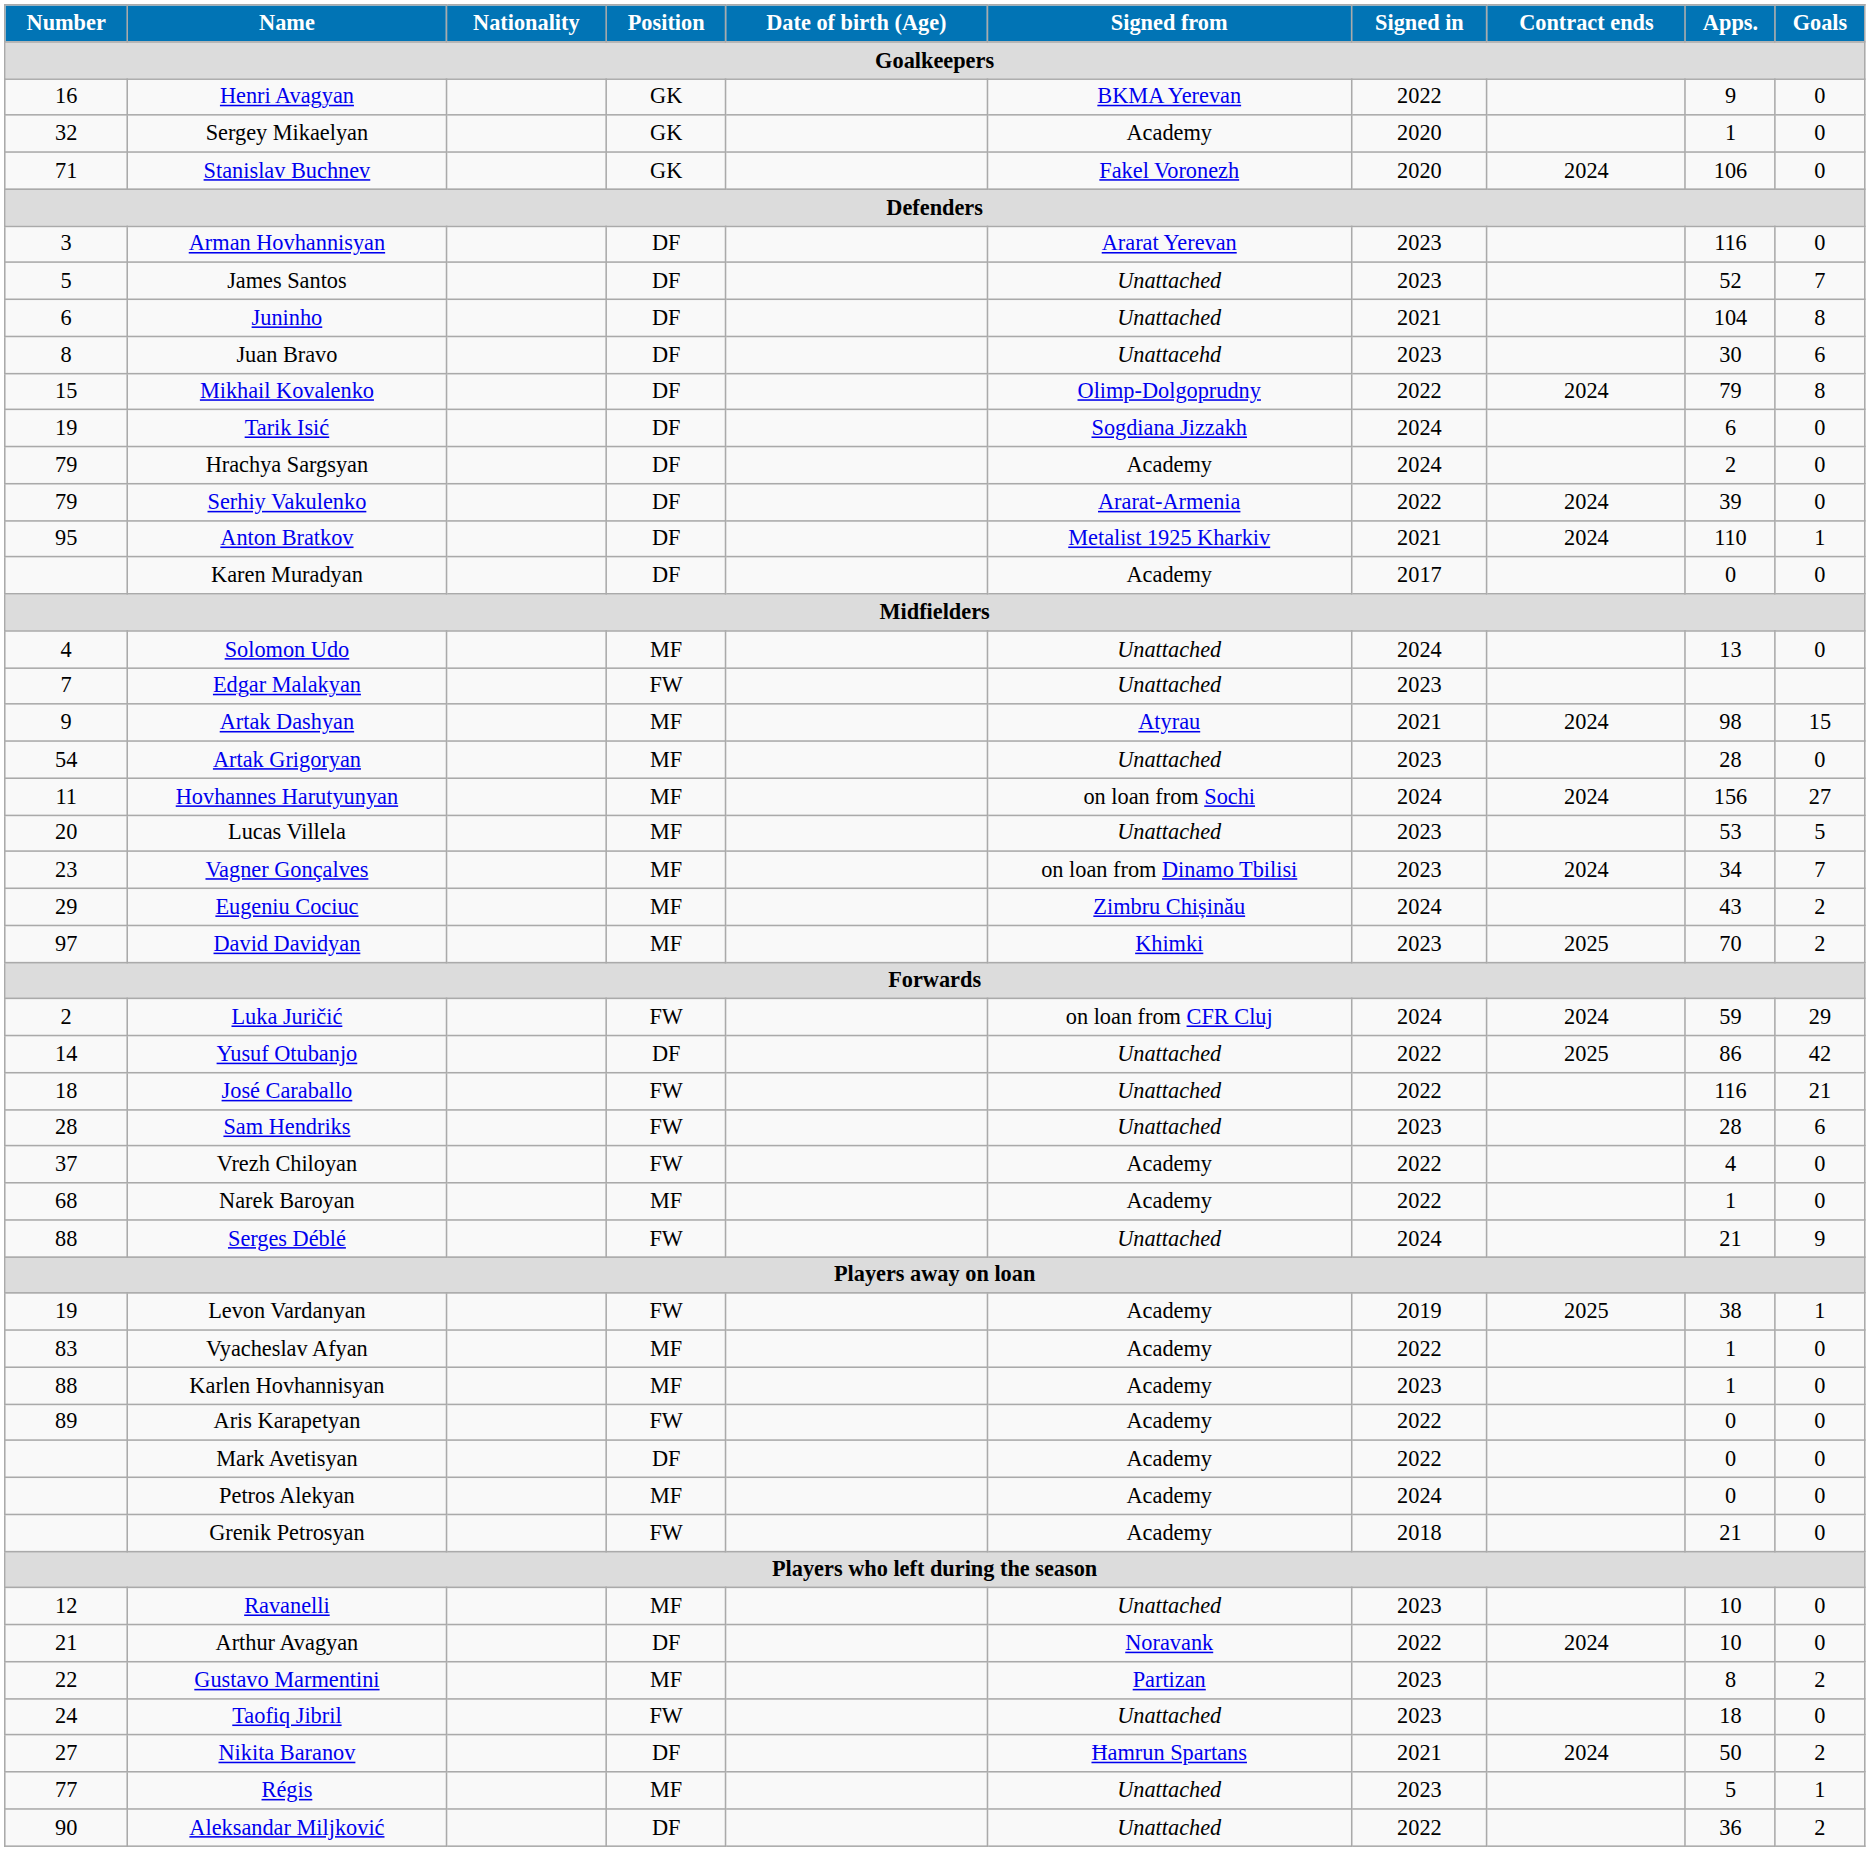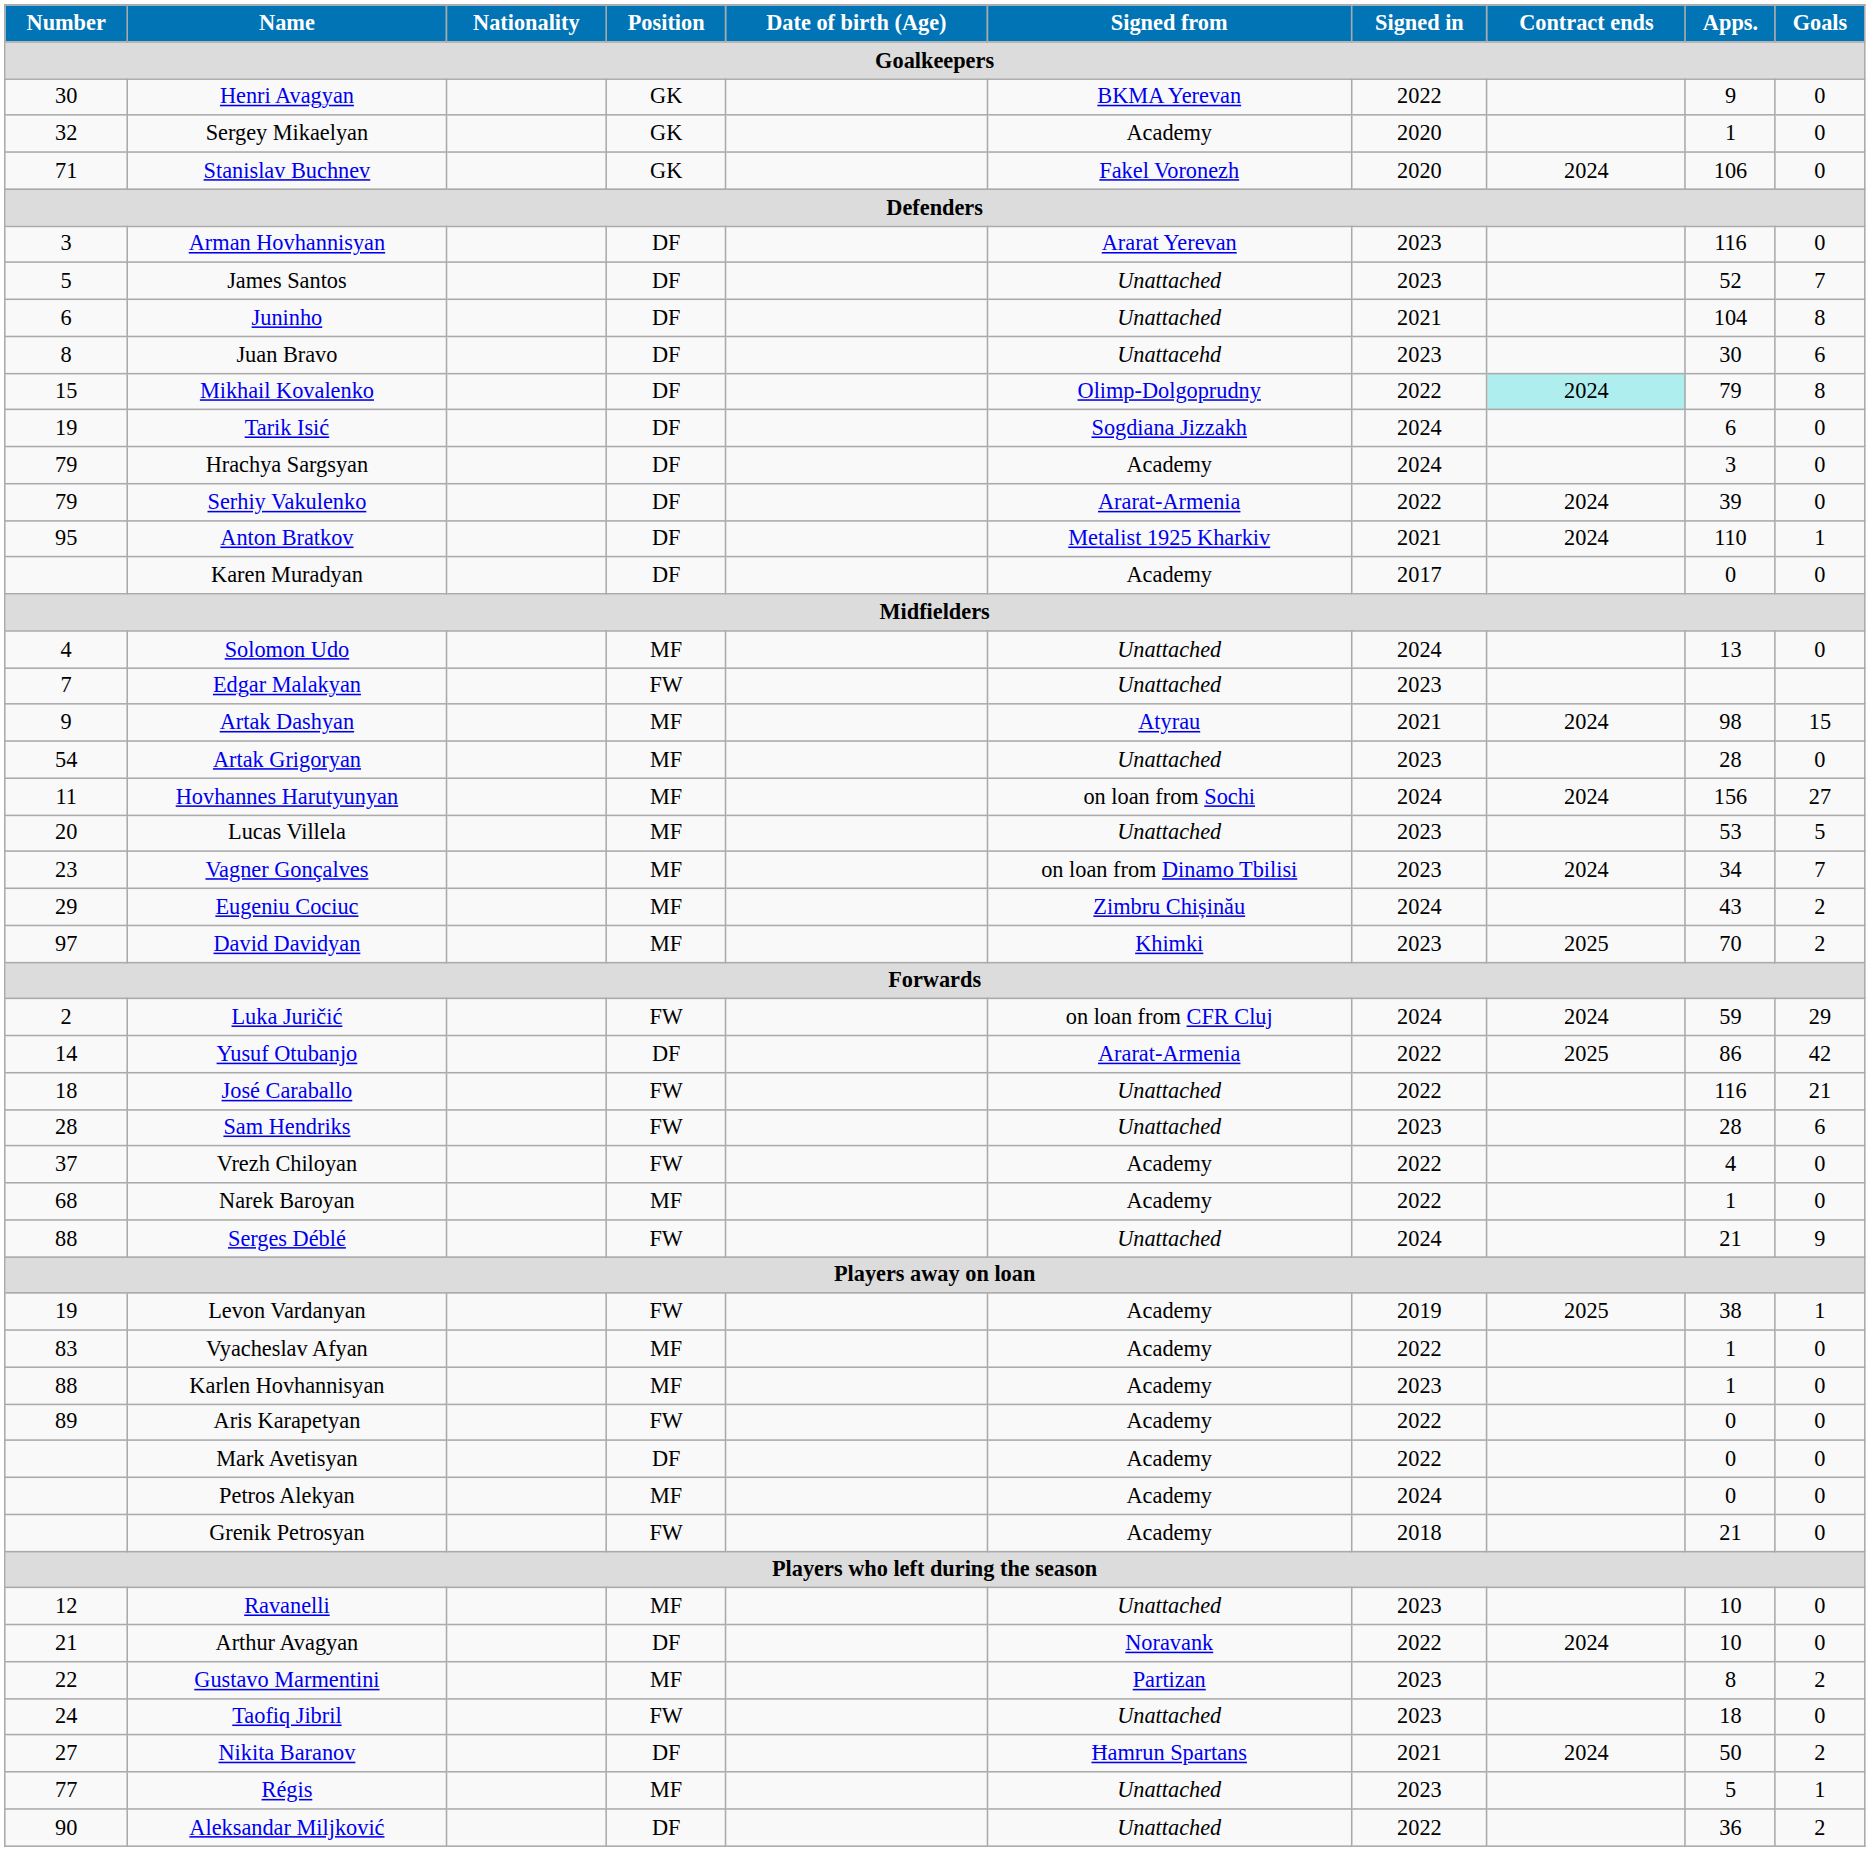(66, 96) 16 -> (66, 96) 30
(1586, 391) no background -> (1586, 391) paleturquoise background
(1730, 465) 2 -> (1730, 465) 3
(1169, 1054) Unattached -> (1169, 1054) Ararat-Armenia
